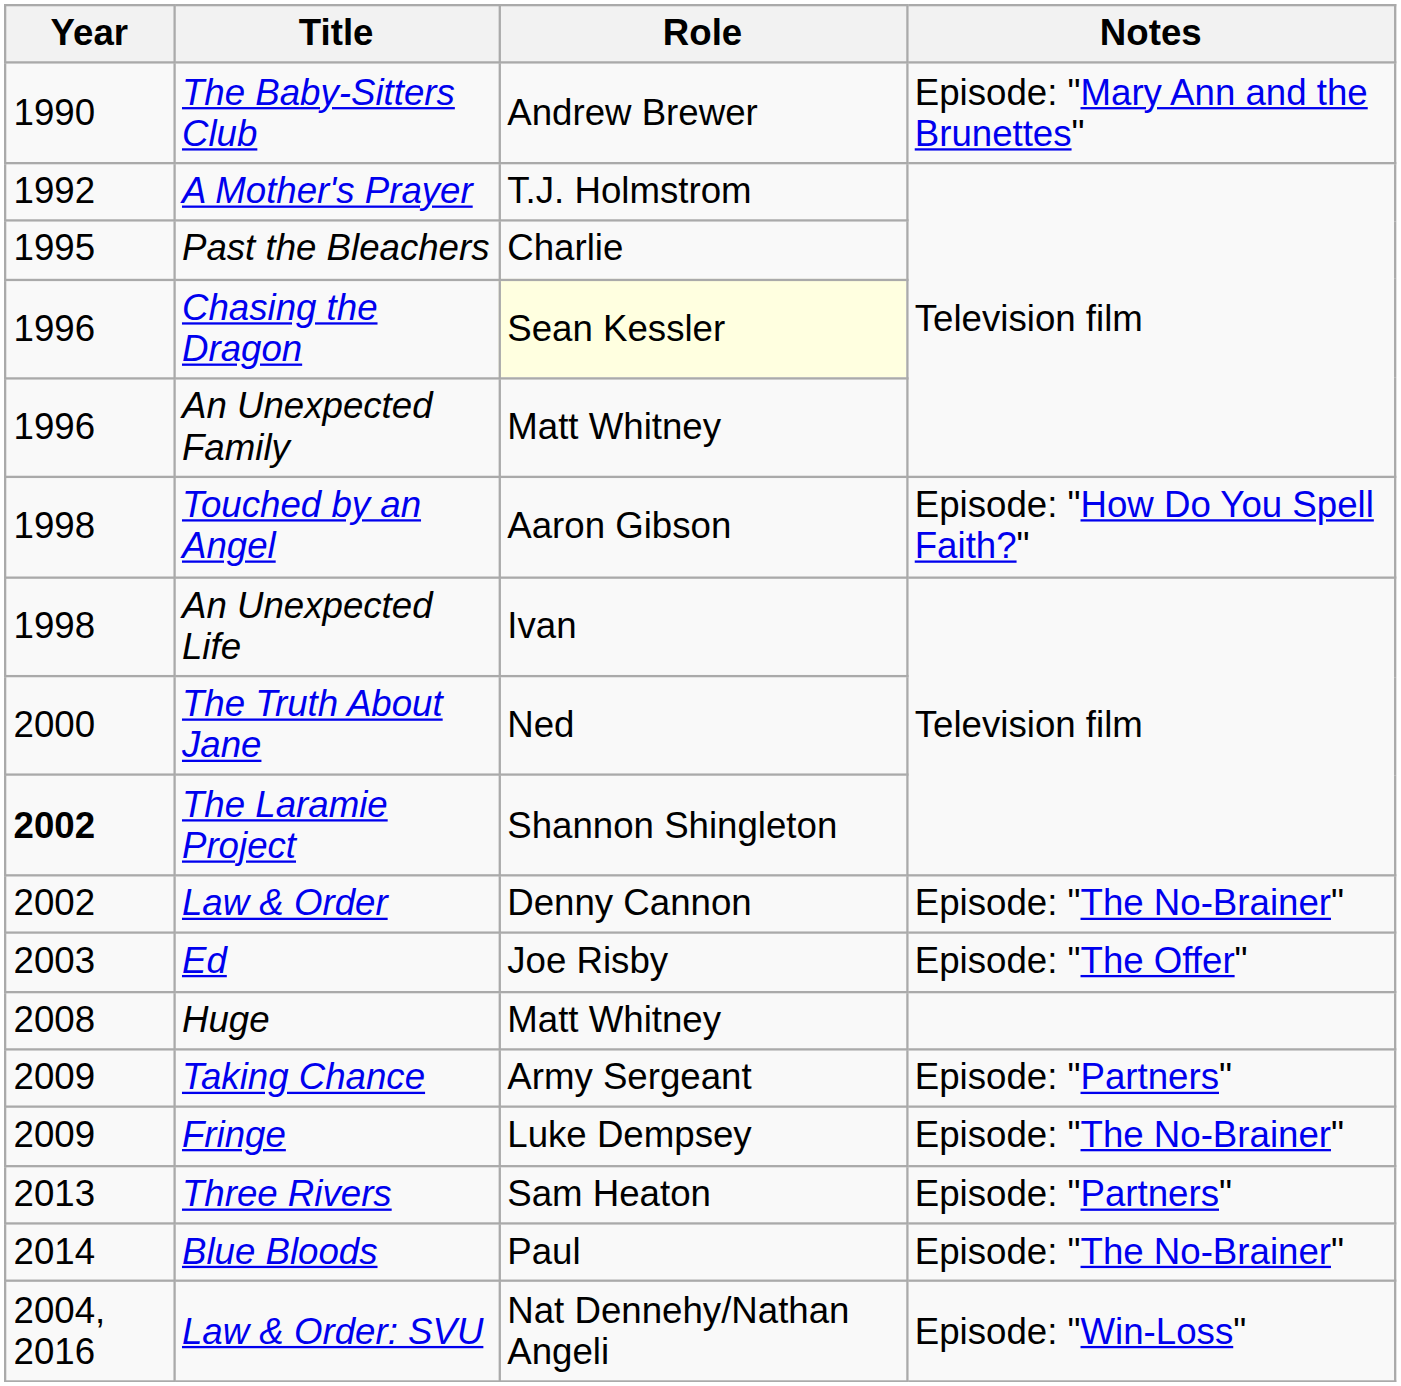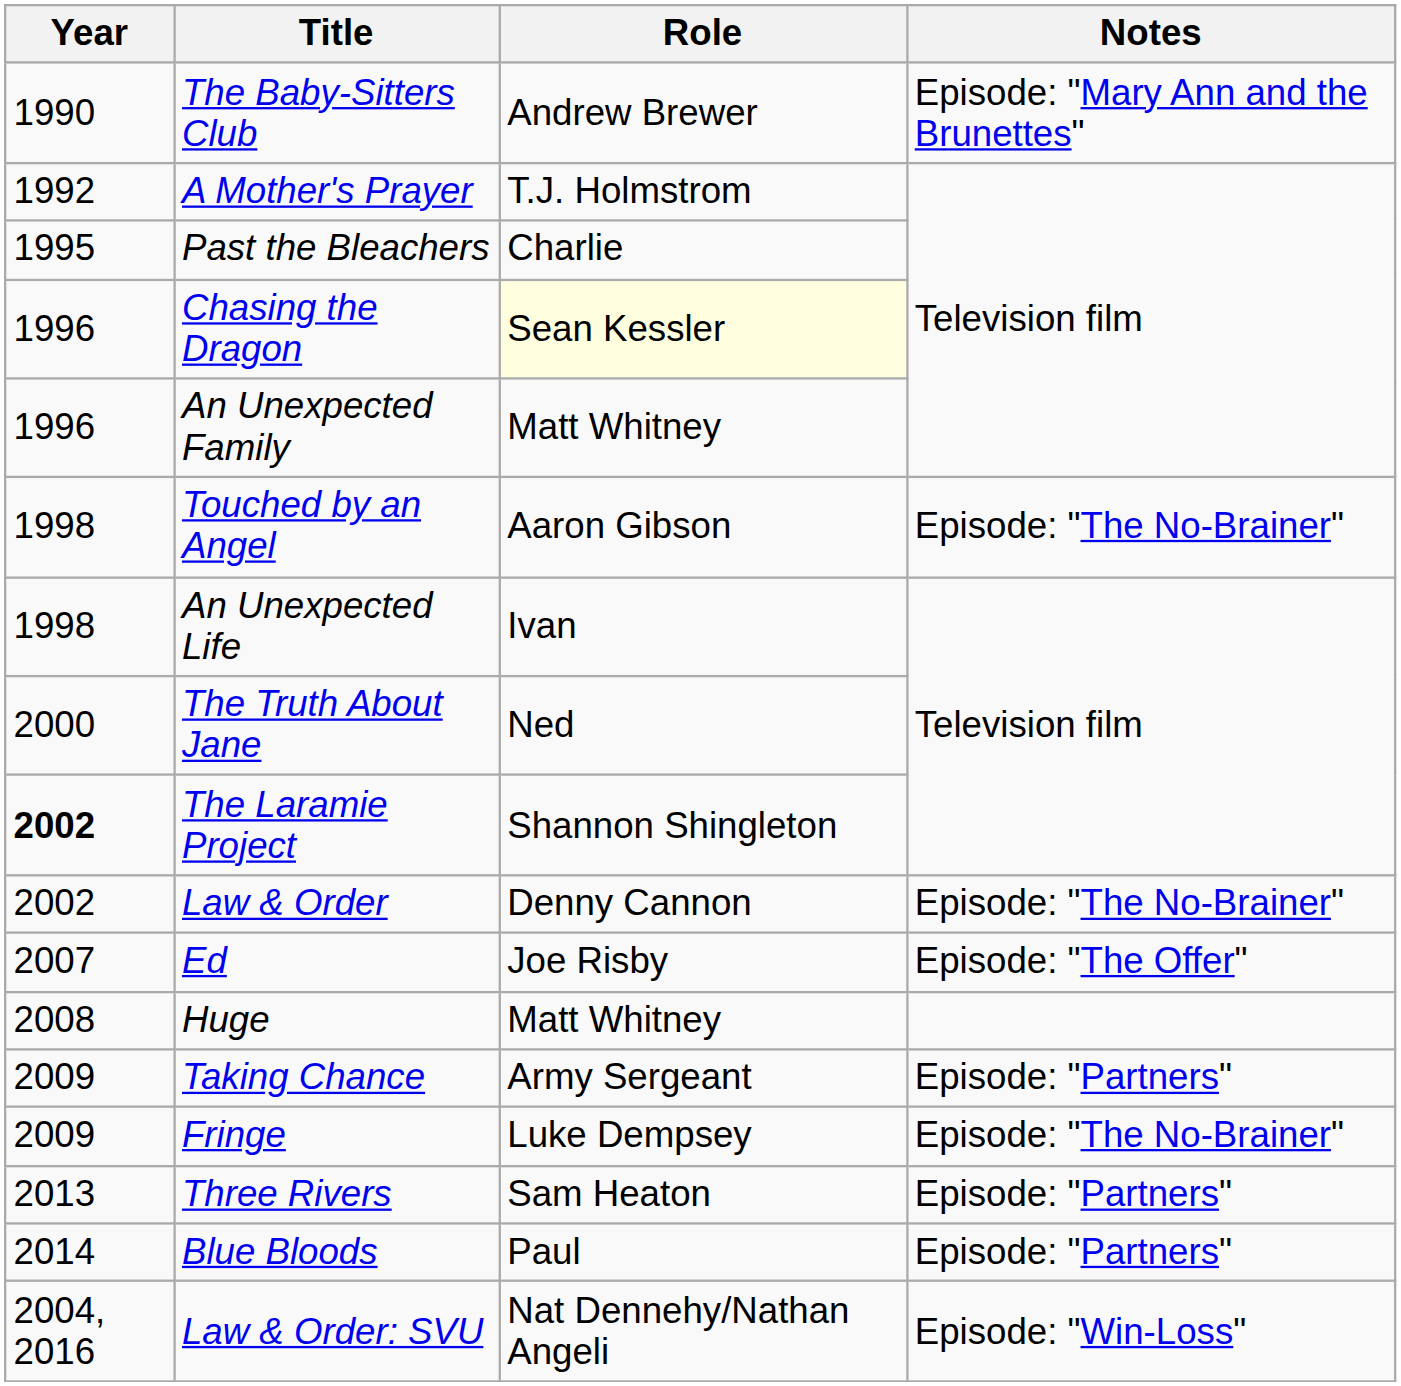(1144, 526) Episode: "How Do You Spell Faith?" -> (1129, 526) Episode: "The No-Brainer"
(54, 961) 2003 -> (54, 961) 2007
(1129, 1251) Episode: "The No-Brainer" -> (1073, 1251) Episode: "Partners"
